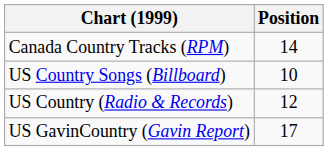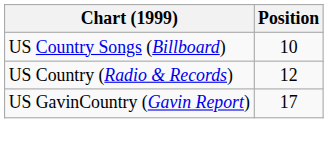- row: (119, 46)
